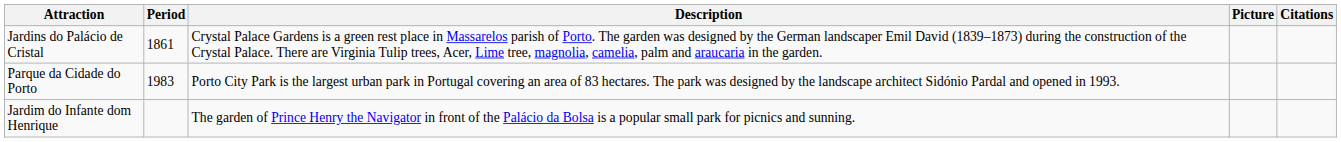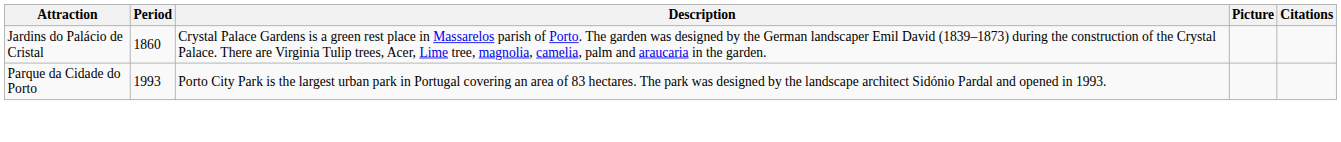(160, 44) 1861 -> (147, 44) 1860
(160, 81) 1983 -> (147, 81) 1993
- row: (69, 118)
